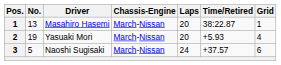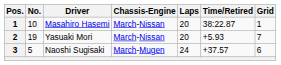(32, 24) 13 -> (32, 24) 10
(259, 37) 4 -> (259, 37) 7
(139, 50) March-Nissan -> (139, 50) March-Mugen
